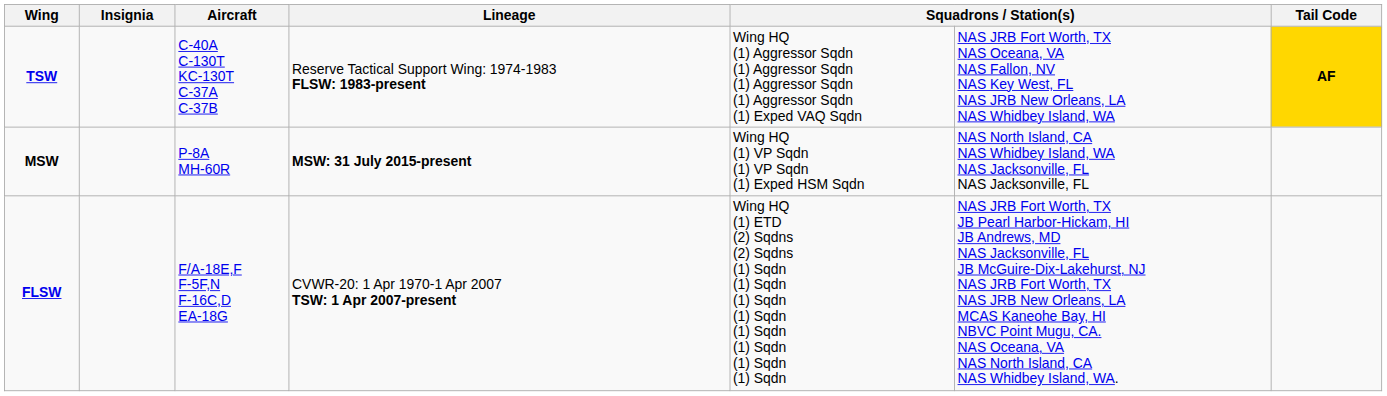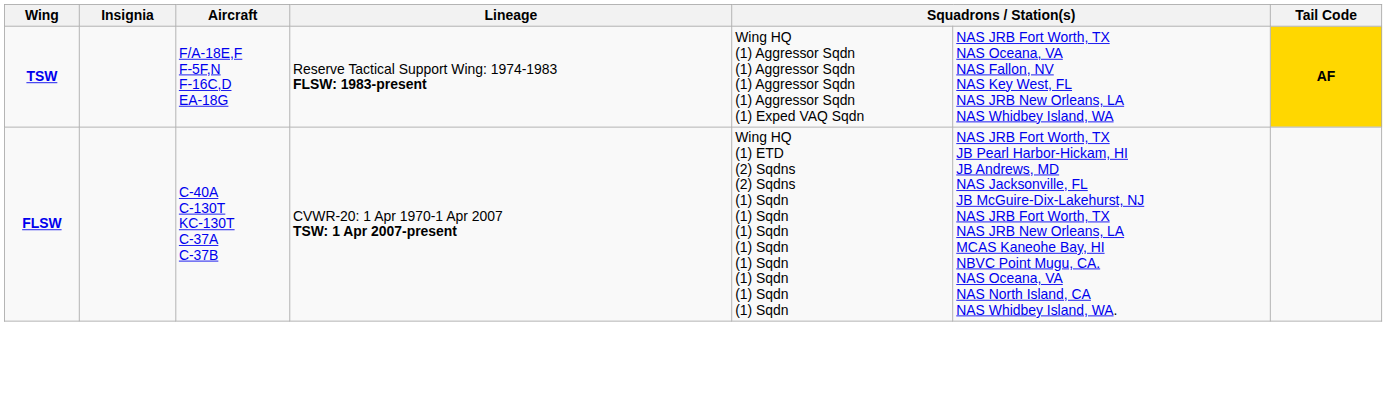(206, 76) C-40A C-130T KC-130T C-37A C-37B -> (211, 76) F/A-18E,F F-5F,N F-16C,D EA-18G
- row: (42, 161)
(210, 293) F/A-18E,F F-5F,N F-16C,D EA-18G -> (207, 224) C-40A C-130T KC-130T C-37A C-37B
